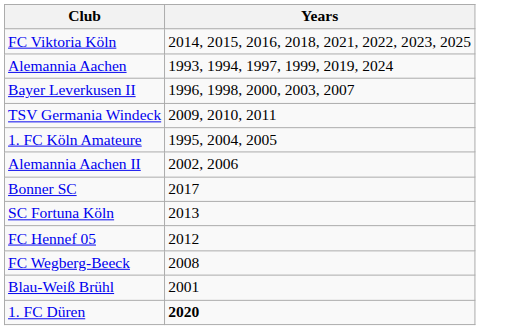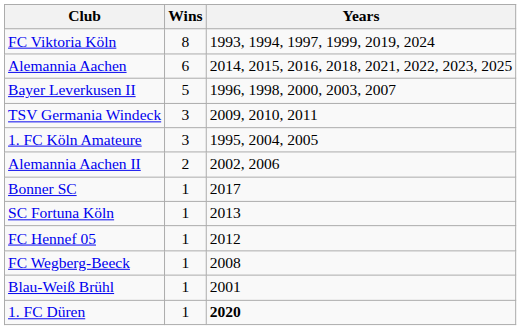+ column: (185, 16)
(320, 41) 2014, 2015, 2016, 2018, 2021, 2022, 2023, 2025 -> (322, 41) 1993, 1994, 1997, 1999, 2019, 2024
(281, 66) 1993, 1994, 1997, 1999, 2019, 2024 -> (361, 66) 2014, 2015, 2016, 2018, 2021, 2022, 2023, 2025
